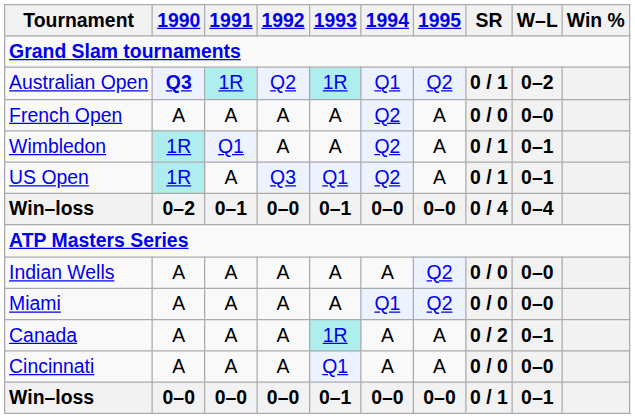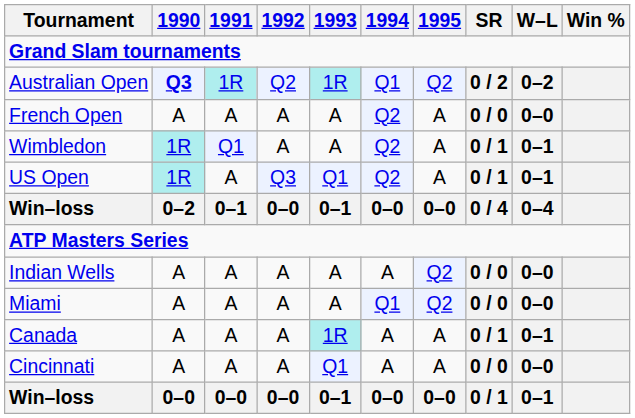(489, 82) 0 / 1 -> (489, 82) 0 / 2
(489, 334) 0 / 2 -> (489, 334) 0 / 1
